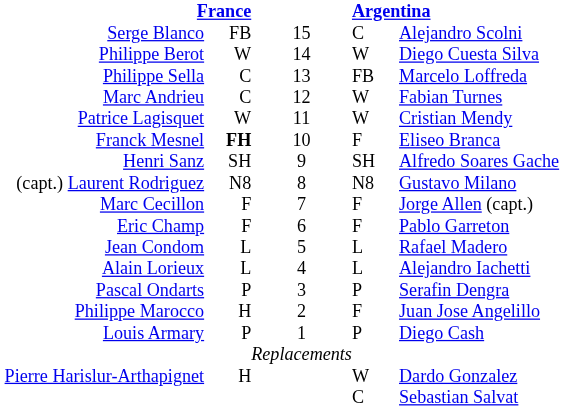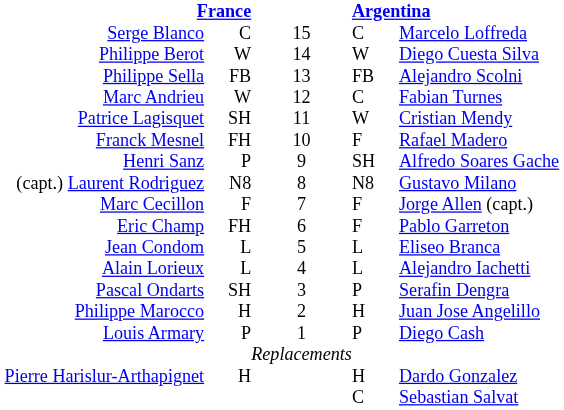(240, 32) FB -> (245, 32) C
(461, 33) Alejandro Scolni -> (463, 33) Marcelo Loffreda
(245, 75) C -> (240, 75) FB
(463, 75) Marcelo Loffreda -> (461, 75) Alejandro Scolni
(245, 97) C -> (243, 97) W
(361, 97) W -> (358, 97) C
(243, 118) W -> (240, 118) SH
(239, 140) bold -> (240, 140) normal
(450, 140) Eliseo Branca -> (453, 140) Rafael Madero
(240, 161) SH -> (246, 161) P
(246, 225) F -> (240, 225) FH
(453, 247) Rafael Madero -> (450, 247) Eliseo Branca
(246, 290) P -> (240, 290) SH
(357, 311) F -> (358, 311) H
(361, 375) W -> (358, 375) H
